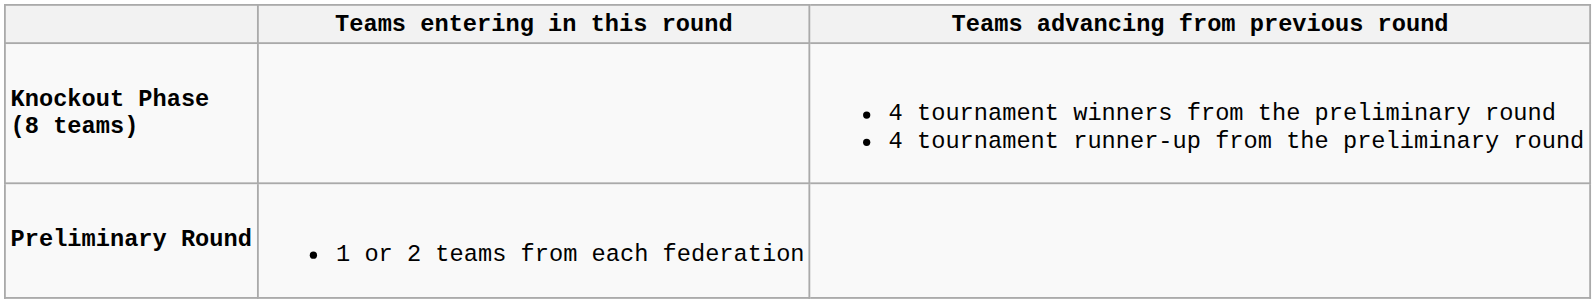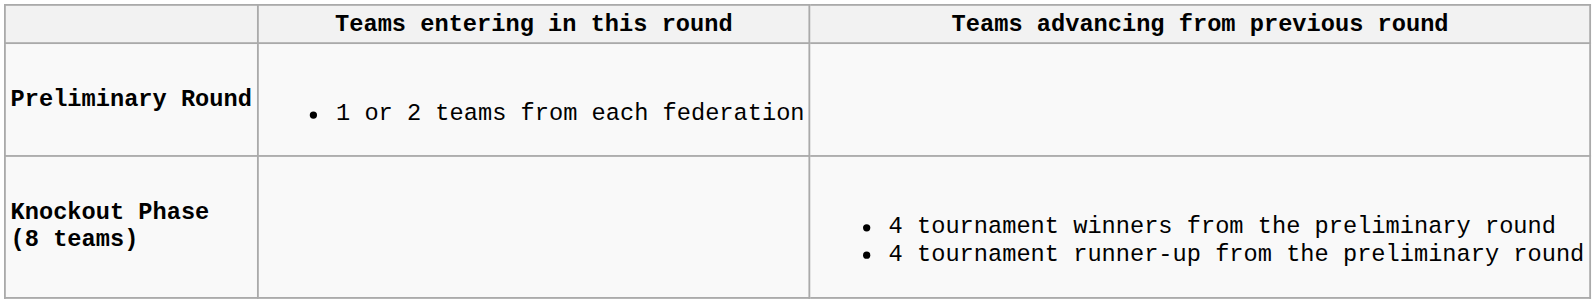rows swapped: (131, 241) <-> (110, 114)
